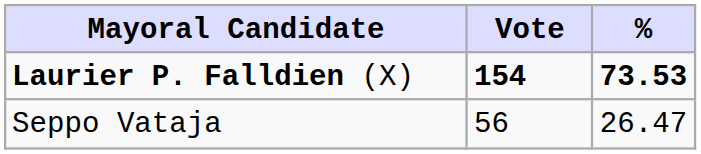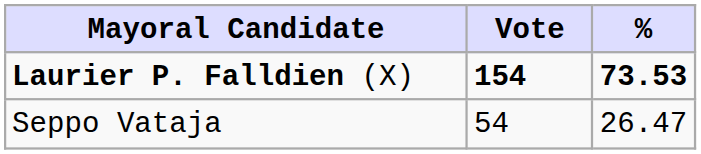(491, 124) 56 -> (491, 124) 54
